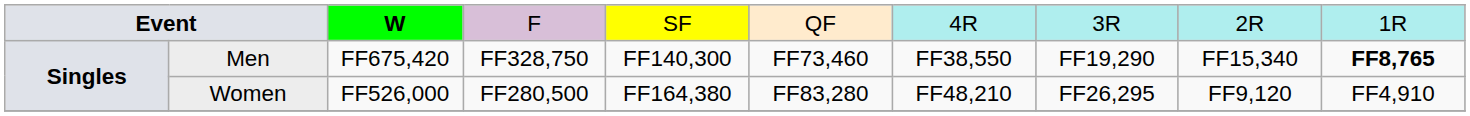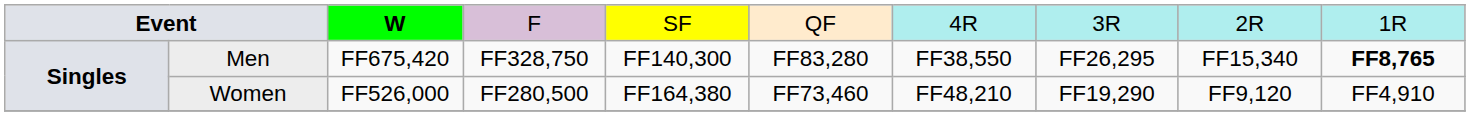(820, 58) FF73,460 -> (820, 58) FF83,280
(1107, 58) FF19,290 -> (1107, 58) FF26,295
(820, 94) FF83,280 -> (820, 94) FF73,460
(1107, 94) FF26,295 -> (1107, 94) FF19,290
